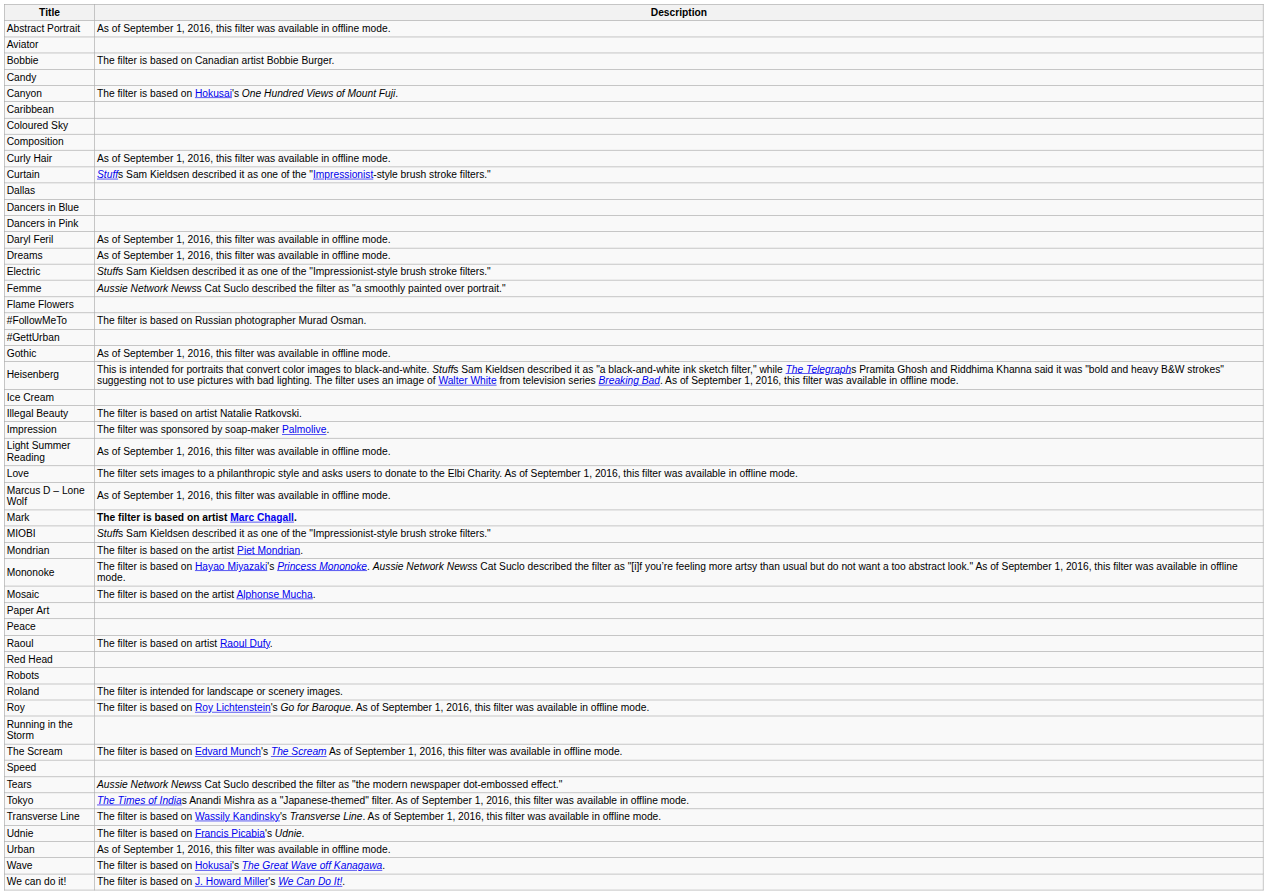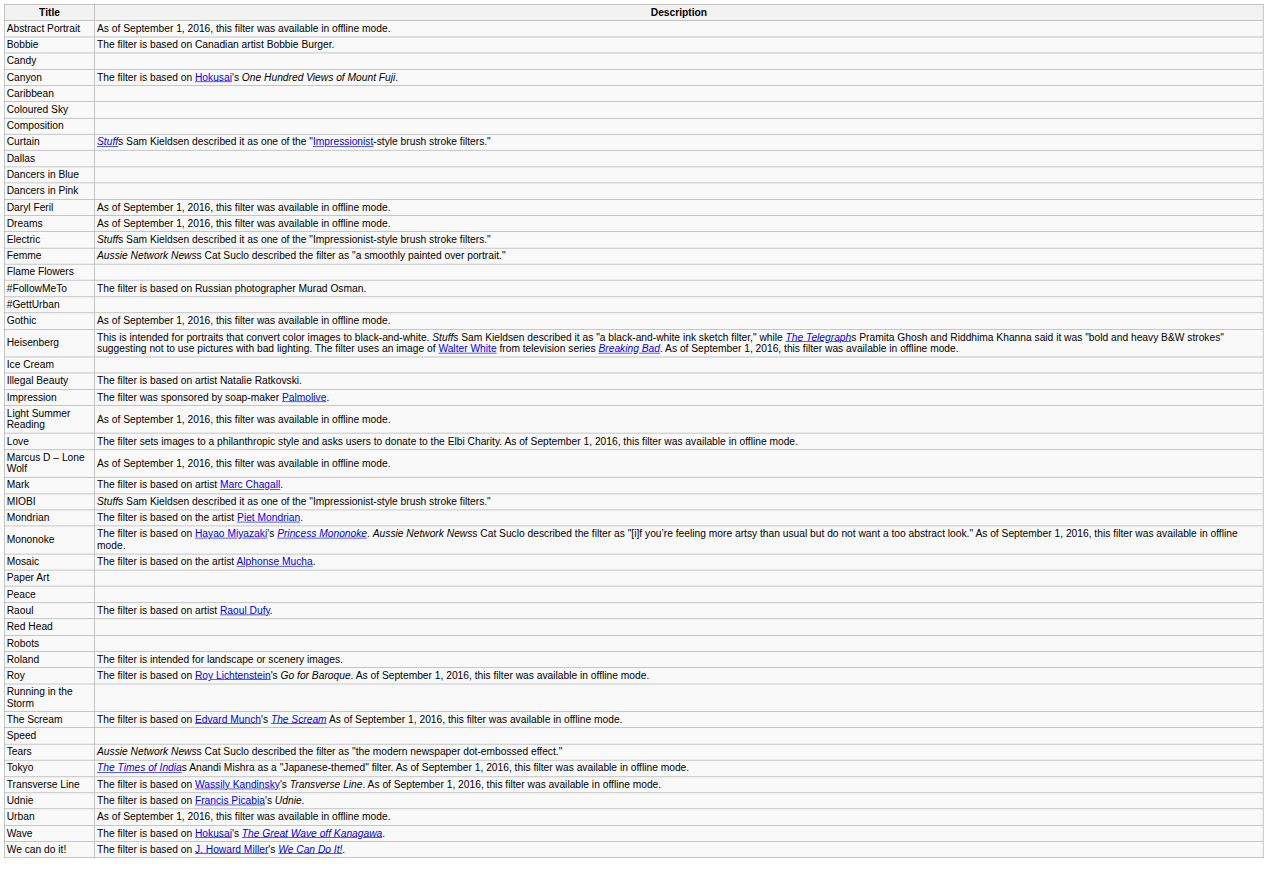- row: (23, 45)
- row: (29, 158)
(197, 518) bold -> (190, 485) normal
